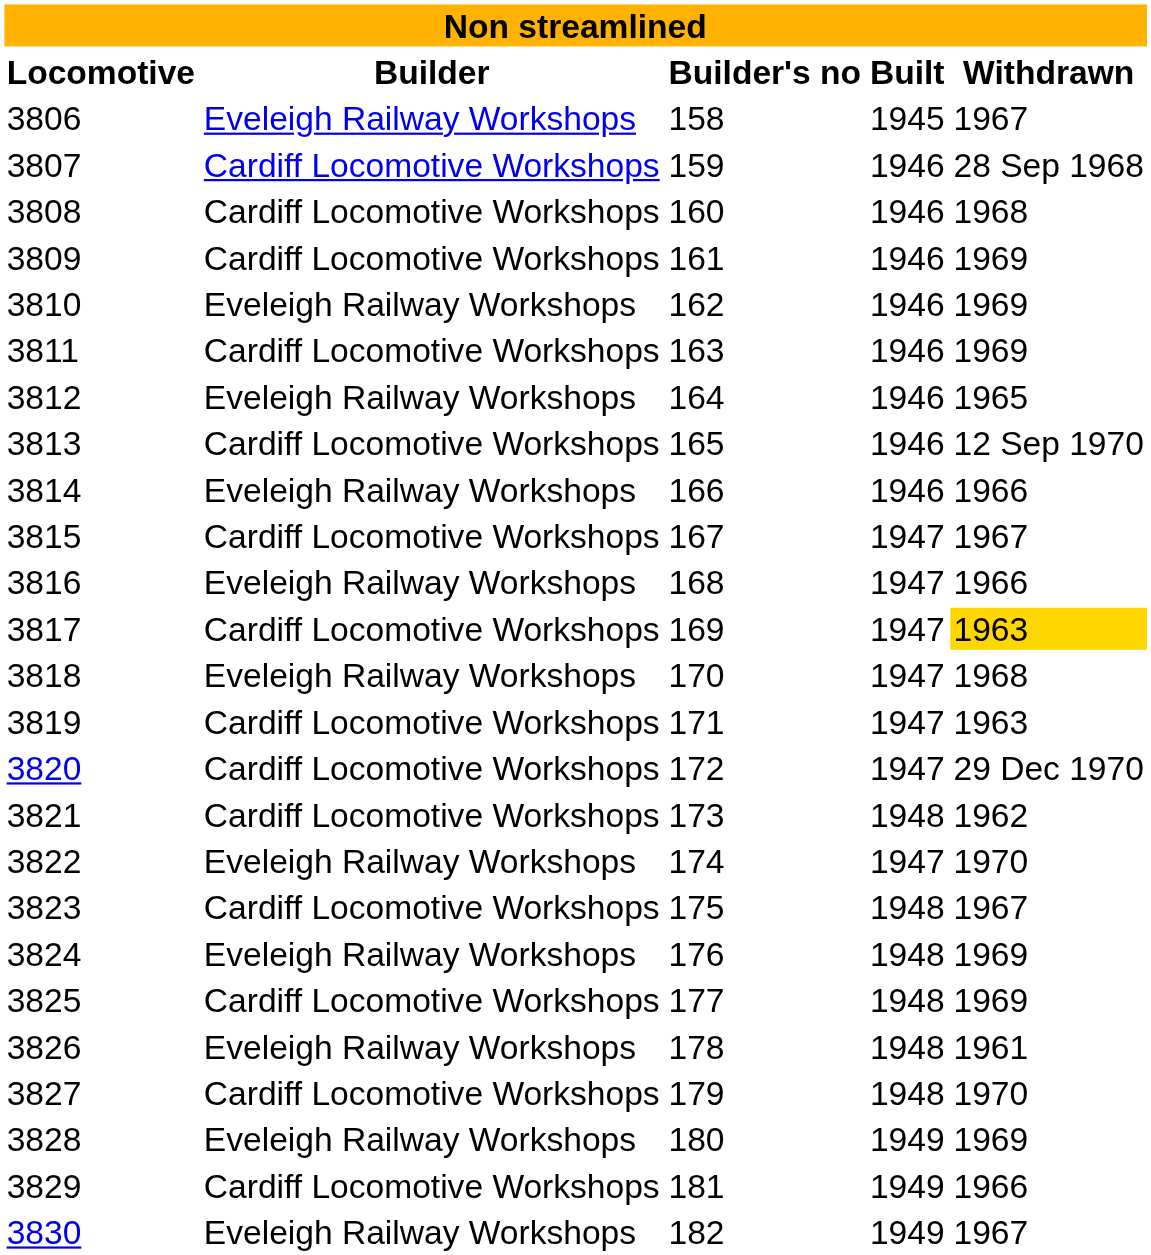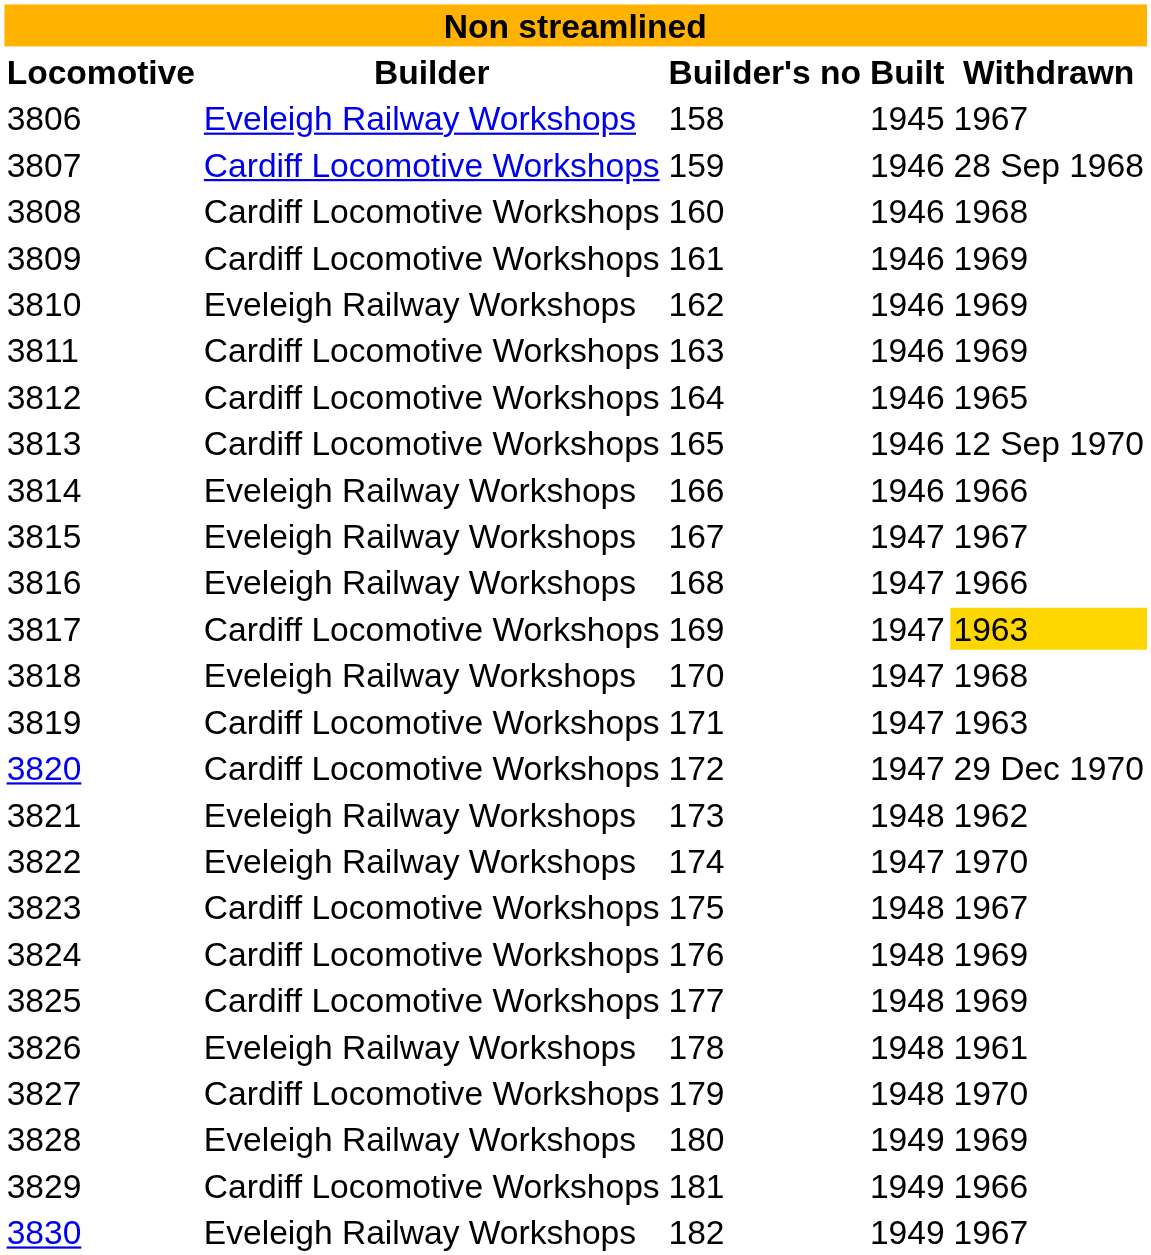(420, 397) Eveleigh Railway Workshops -> (432, 397) Cardiff Locomotive Workshops
(432, 536) Cardiff Locomotive Workshops -> (420, 536) Eveleigh Railway Workshops
(432, 814) Cardiff Locomotive Workshops -> (420, 814) Eveleigh Railway Workshops
(420, 954) Eveleigh Railway Workshops -> (432, 954) Cardiff Locomotive Workshops
